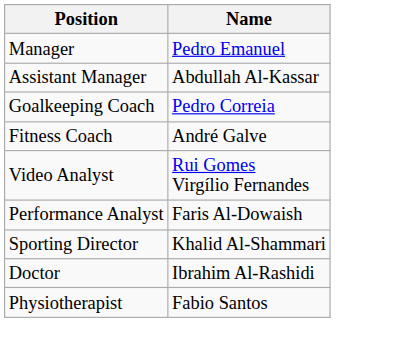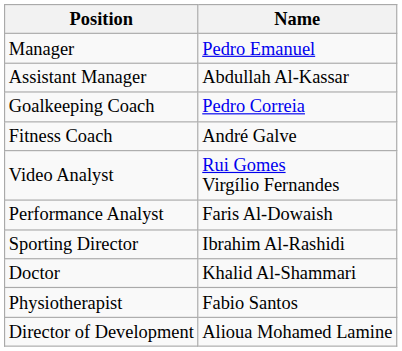(249, 244) Khalid Al-Shammari -> (274, 244) Ibrahim Al-Rashidi
(243, 273) Ibrahim Al-Rashidi -> (279, 273) Khalid Al-Shammari
+ row: (101, 331)
